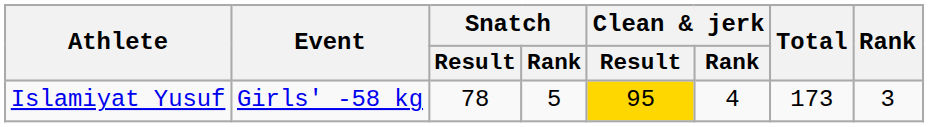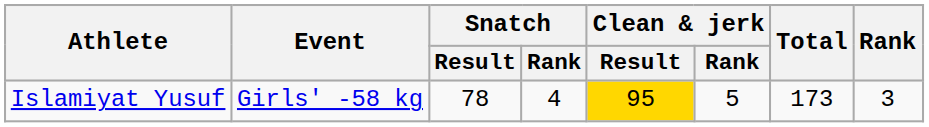(554, 100) 5 -> (554, 100) 4
(732, 100) 4 -> (732, 100) 5
